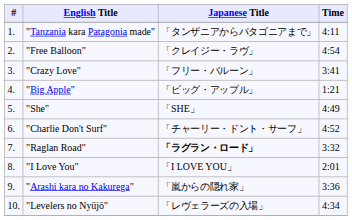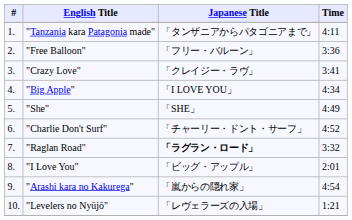(210, 51) 「クレイジー・ラヴ」 -> (210, 51) 「フリー・バルーン」
(331, 51) 4:54 -> (331, 51) 3:36
(210, 71) 「フリー・バルーン」 -> (210, 71) 「クレイジー・ラヴ」
(210, 90) 「ビッグ・アップル」 -> (199, 90) 「I LOVE YOU」
(331, 90) 1:21 -> (331, 90) 4:34
(199, 167) 「I LOVE YOU」 -> (210, 167) 「ビッグ・アップル」
(331, 187) 3:36 -> (331, 187) 4:54
(331, 206) 4:34 -> (331, 206) 1:21
